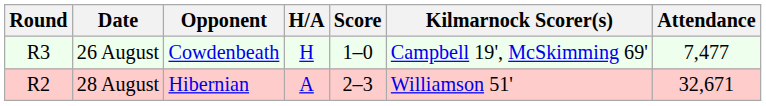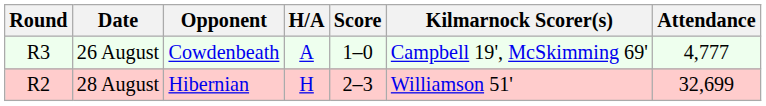(307, 52) H -> (307, 52) A
(706, 52) 7,477 -> (706, 52) 4,777
(307, 84) A -> (307, 84) H
(706, 84) 32,671 -> (706, 84) 32,699
